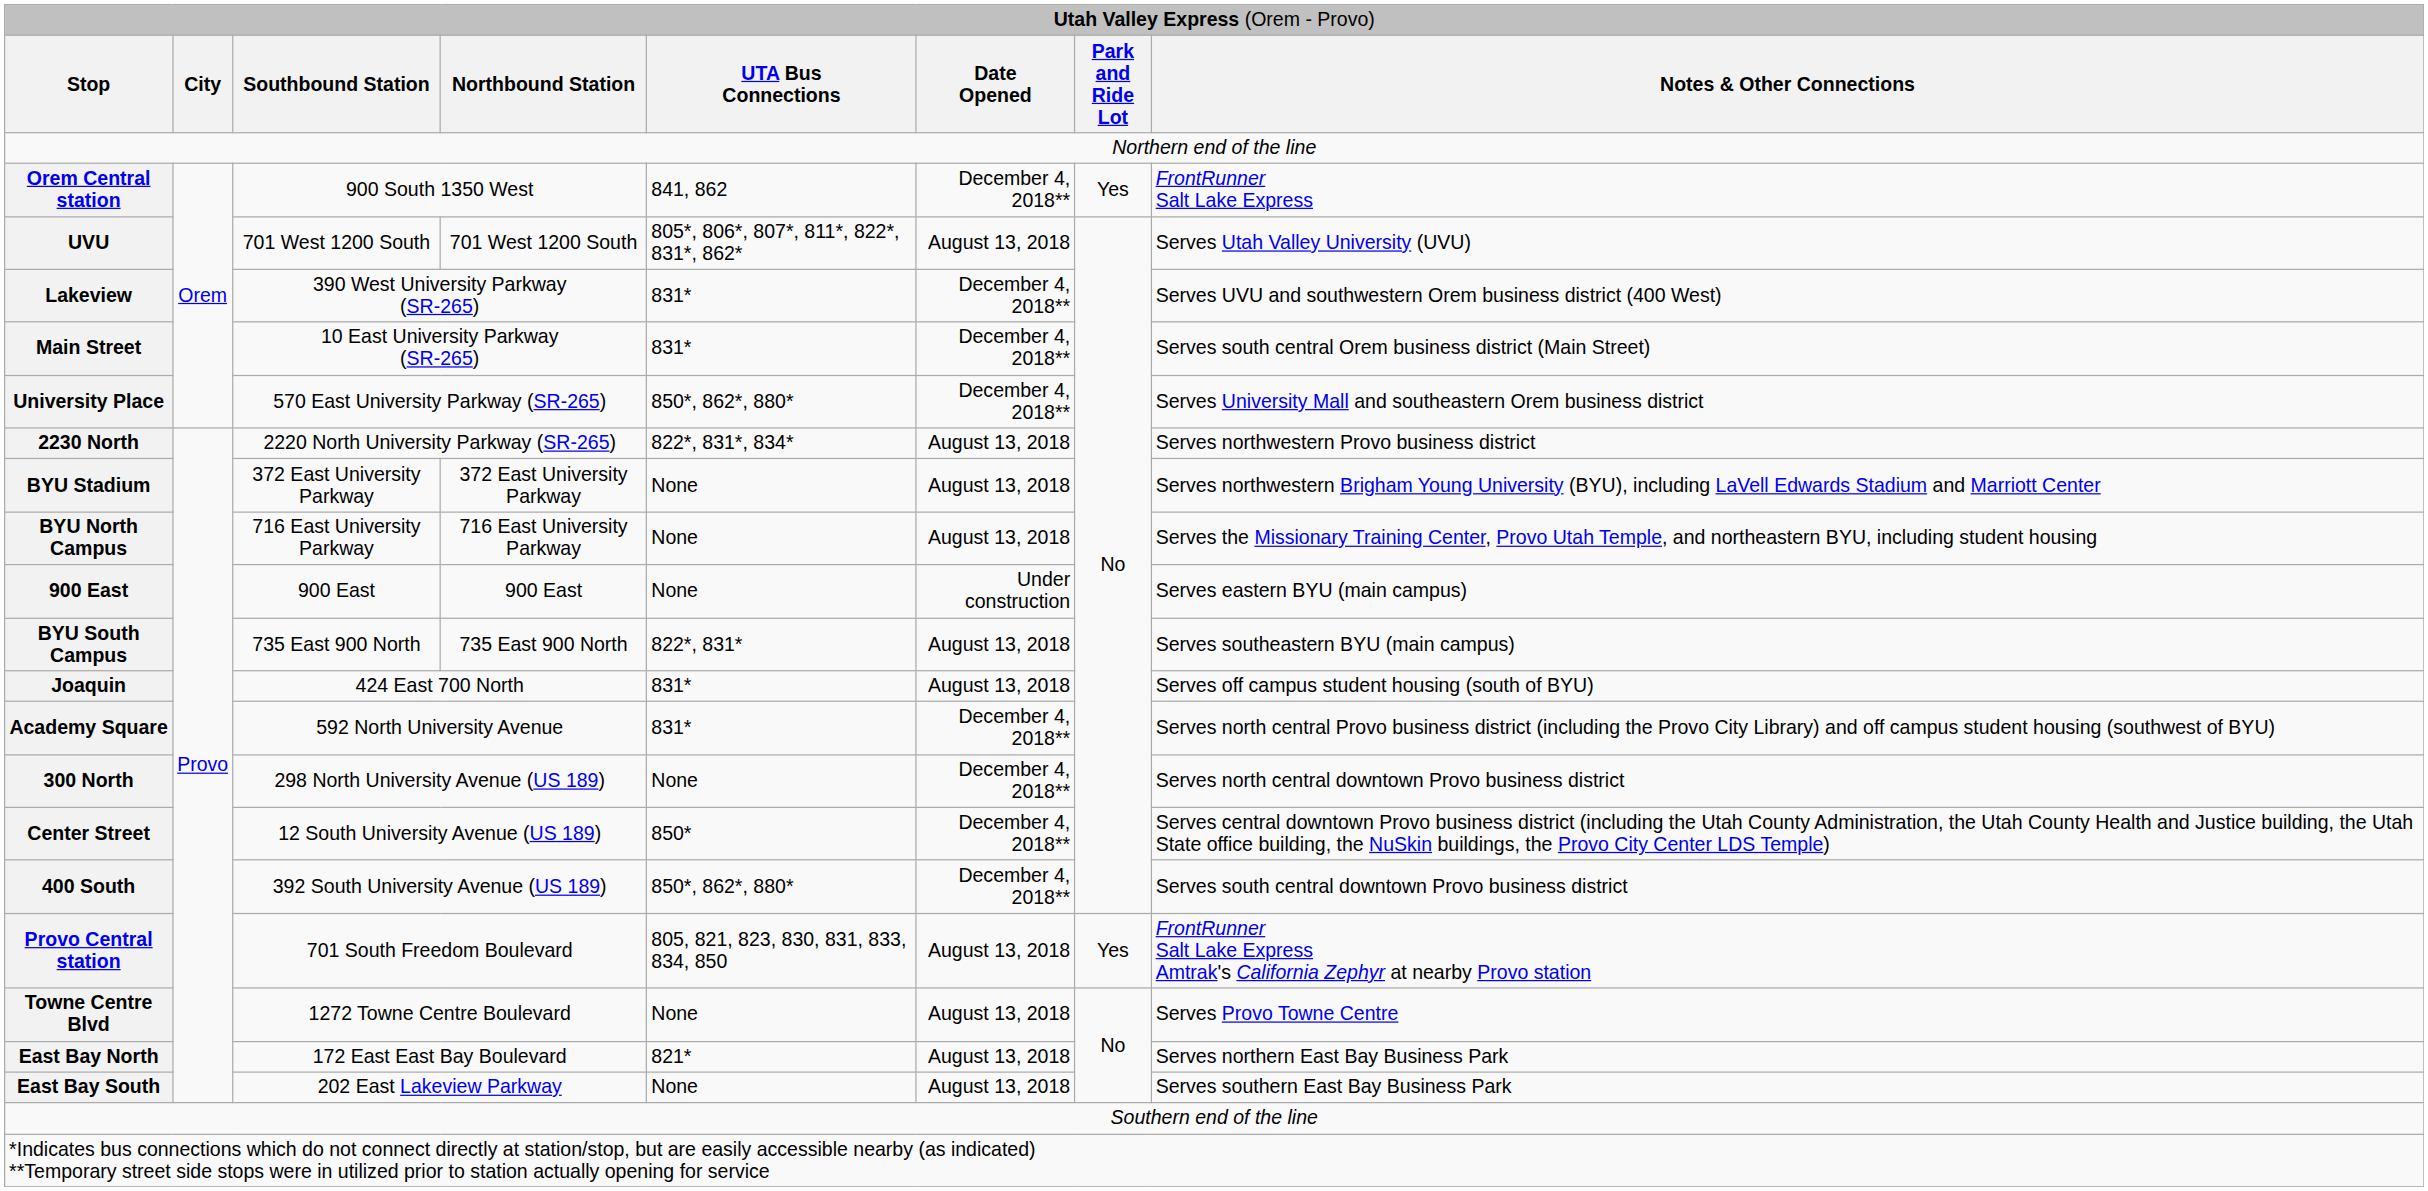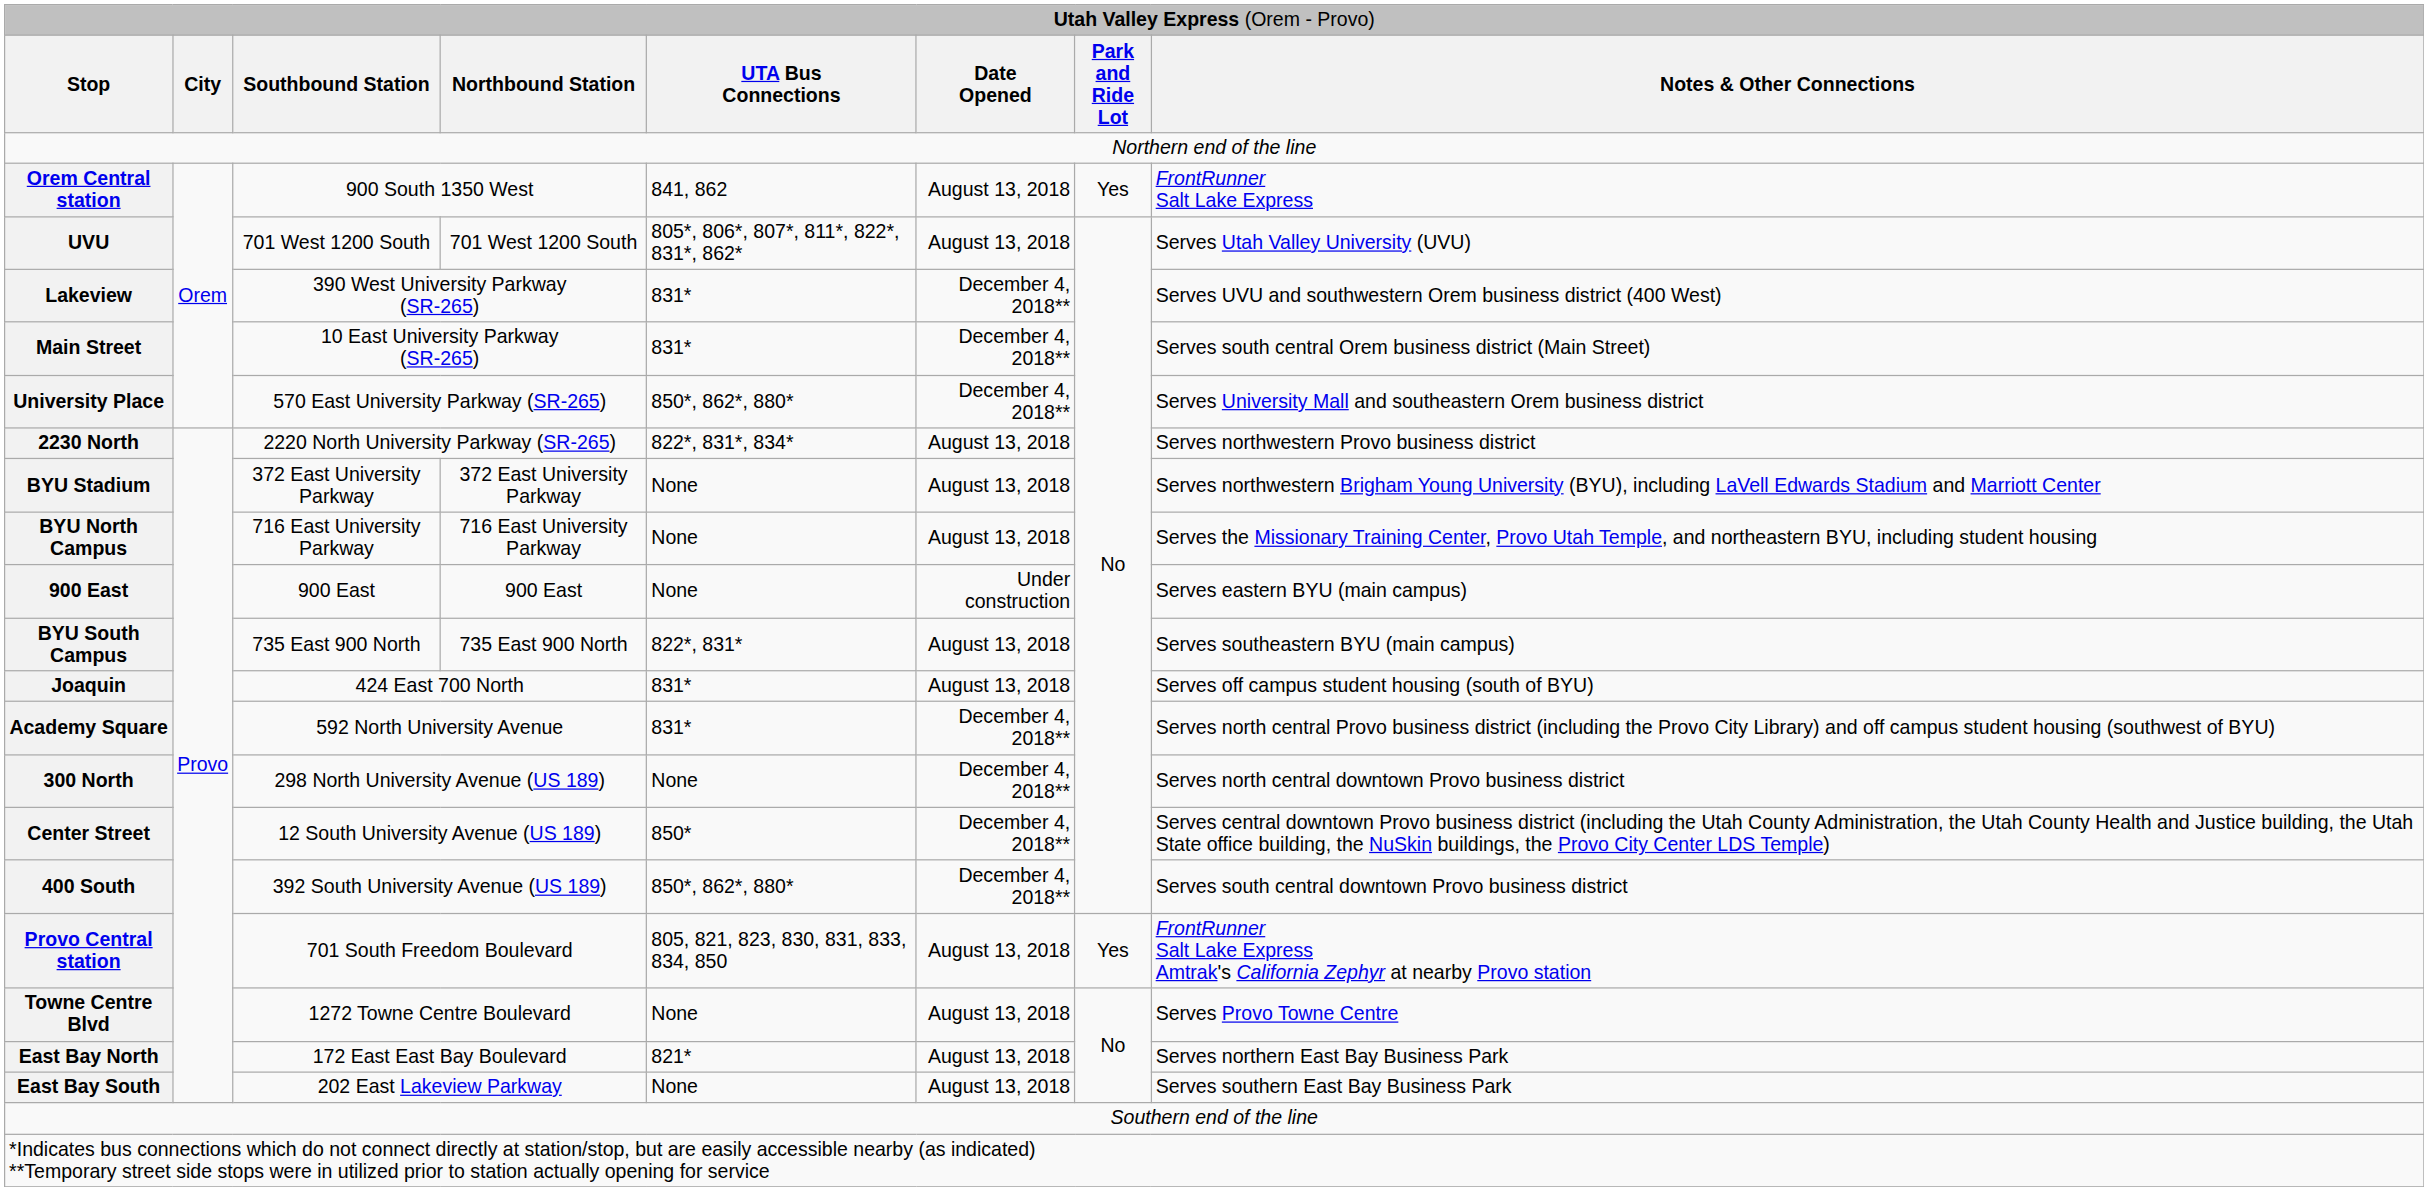(1014, 189) December 4, 2018** -> (999, 189) August 13, 2018
